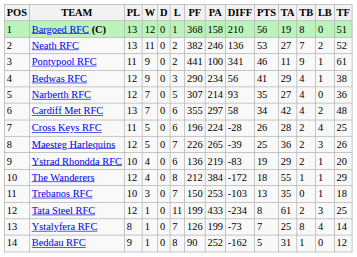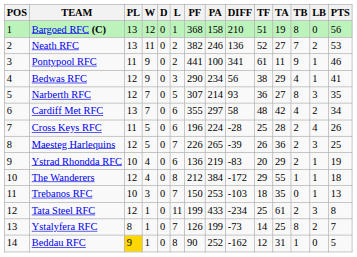columns swapped: (343, 12) <-> (266, 12)
(302, 95) 4 -> (296, 95) 8
(321, 95) 0 -> (315, 95) 3
(321, 227) 4 -> (315, 227) 2
(129, 243) no background -> (129, 243) gold background
